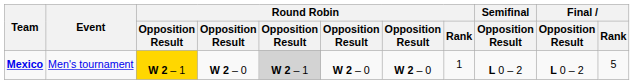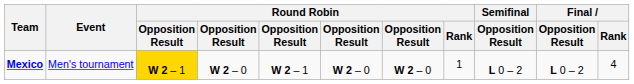(290, 71) lightgrey background -> (290, 71) no background
(613, 65) 5 -> (613, 65) 4
